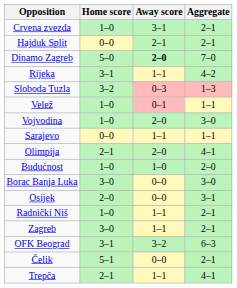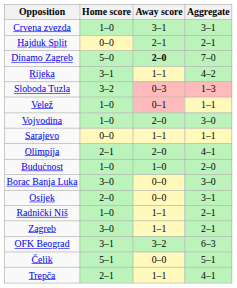(208, 27) 2–1 -> (208, 27) 3–1
(208, 259) 2–1 -> (208, 259) 5–1
